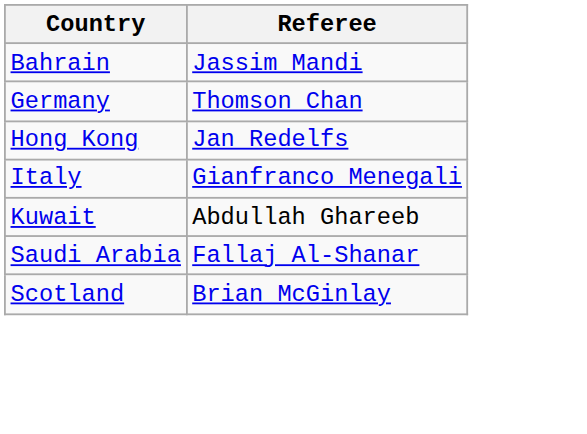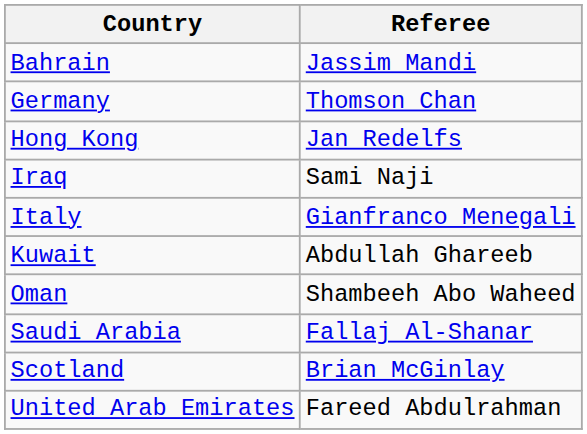+ row: (39, 178)
+ row: (39, 294)
+ row: (153, 410)
